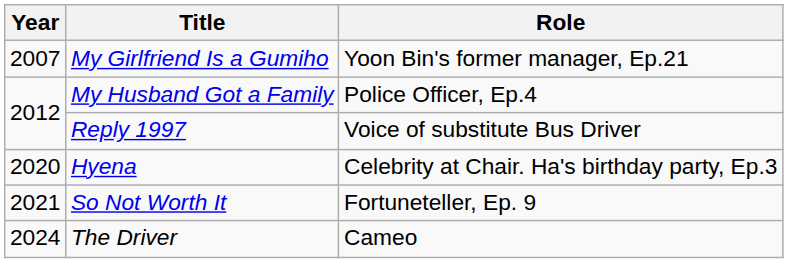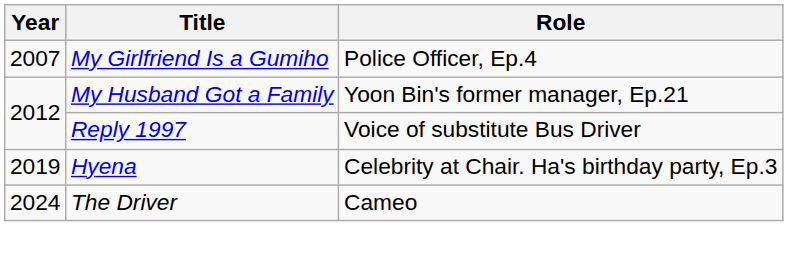(516, 58) Yoon Bin's former manager, Ep.21 -> (440, 58) Police Officer, Ep.4
(440, 94) Police Officer, Ep.4 -> (516, 94) Yoon Bin's former manager, Ep.21
(35, 166) 2020 -> (35, 166) 2019
- row: (149, 202)
